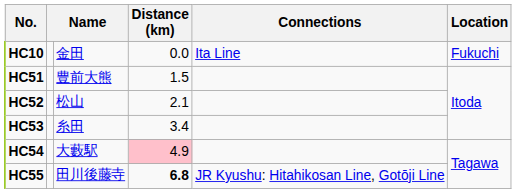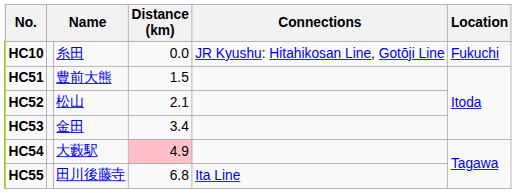(70, 53) 金田 -> (70, 53) 糸田
(218, 54) Ita Line -> (320, 54) JR Kyushu: Hitahikosan Line, Gotōji Line
(70, 126) 糸田 -> (70, 126) 金田
(179, 176) bold -> (179, 176) normal
(320, 176) JR Kyushu: Hitahikosan Line, Gotōji Line -> (218, 176) Ita Line
